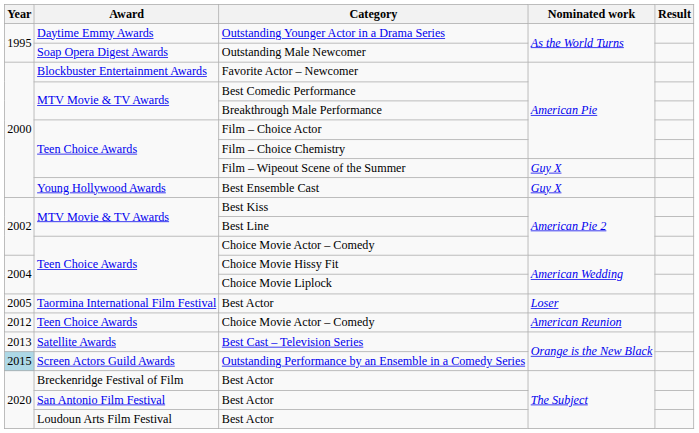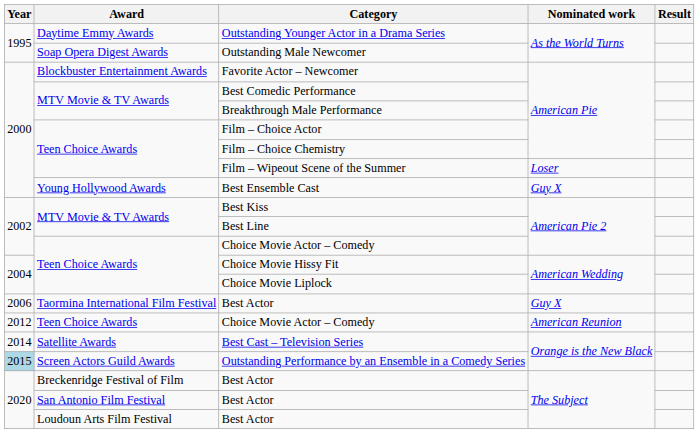(546, 168) Guy X -> (545, 168) Loser
(19, 303) 2005 -> (19, 303) 2006
(545, 303) Loser -> (546, 303) Guy X
(19, 341) 2013 -> (19, 341) 2014
